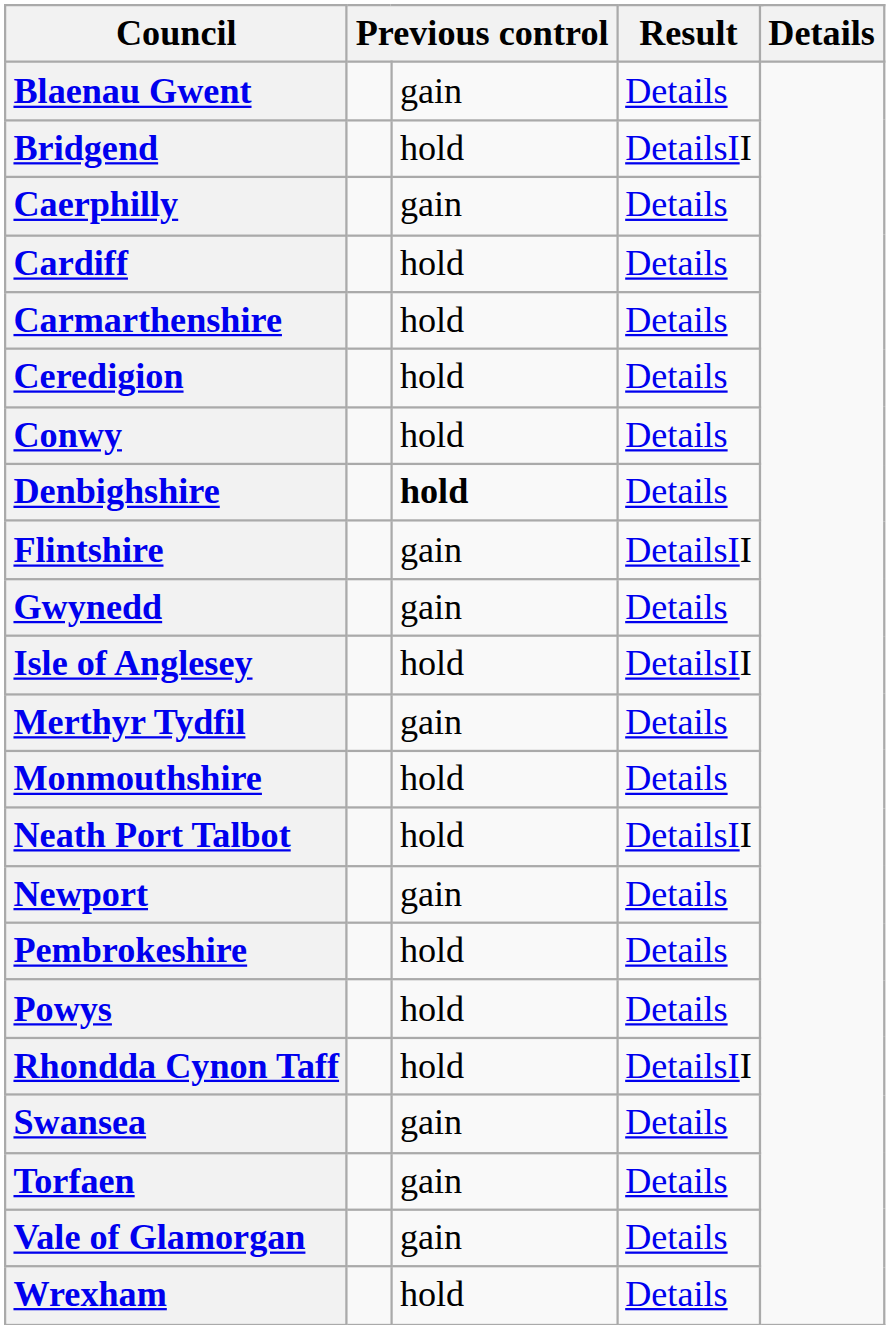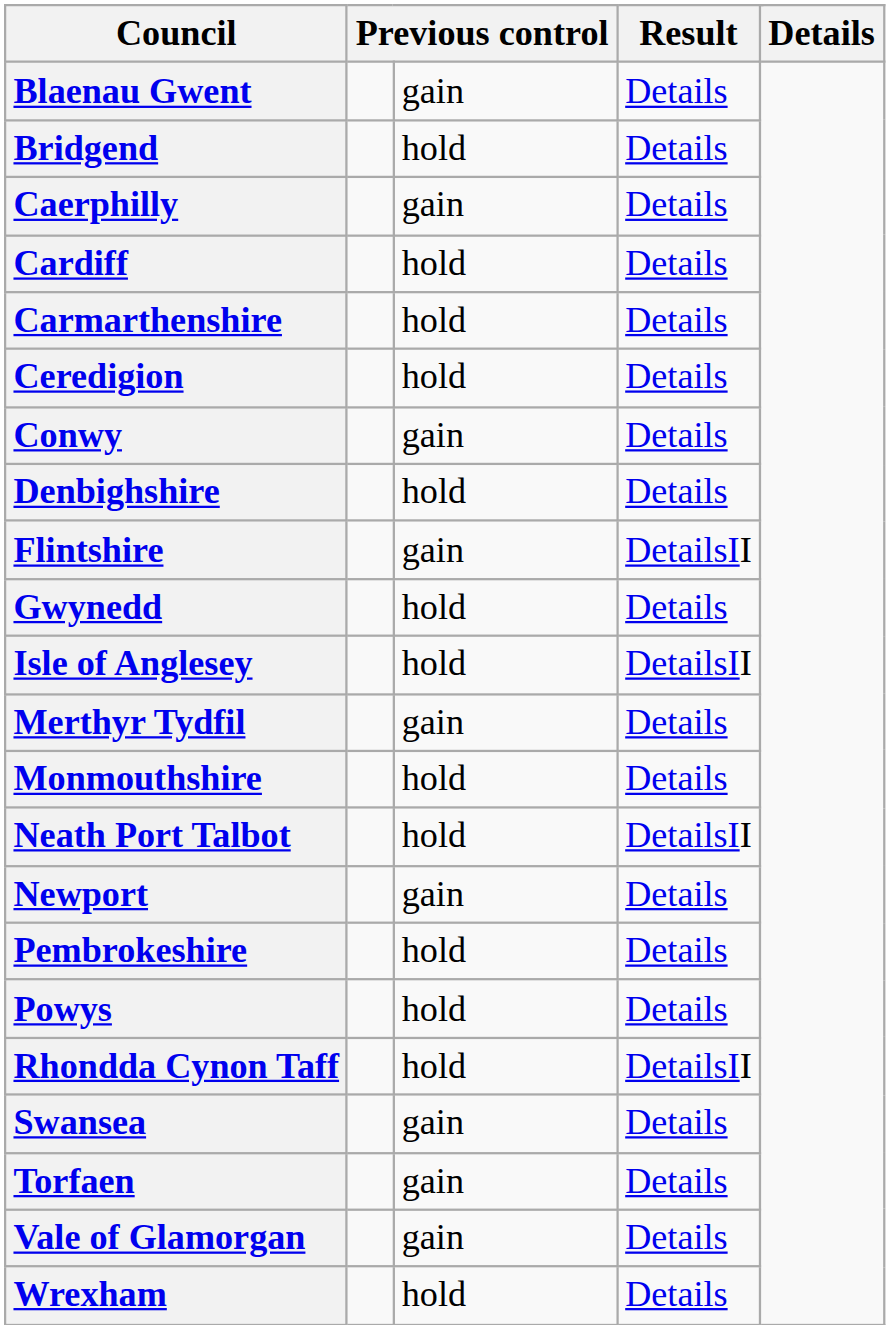(688, 147) DetailsII -> (676, 147) Details
(432, 434) hold -> (433, 434) gain
(434, 491) bold -> (434, 491) normal
(431, 606) gain -> (434, 606) hold
